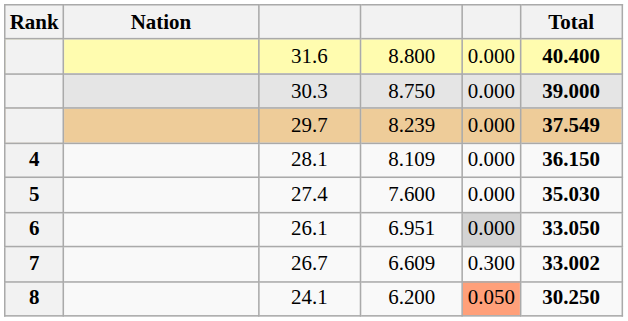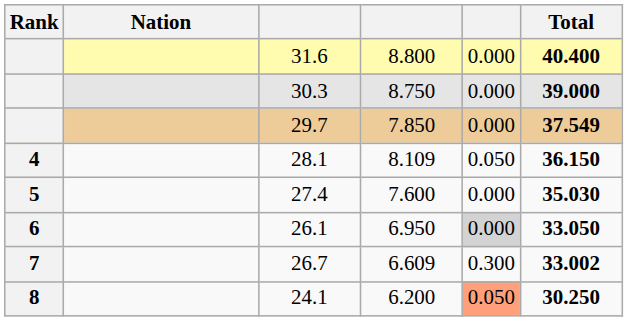(412, 125) 8.239 -> (412, 125) 7.850
(491, 159) 0.000 -> (491, 159) 0.050
(412, 228) 6.951 -> (412, 228) 6.950
